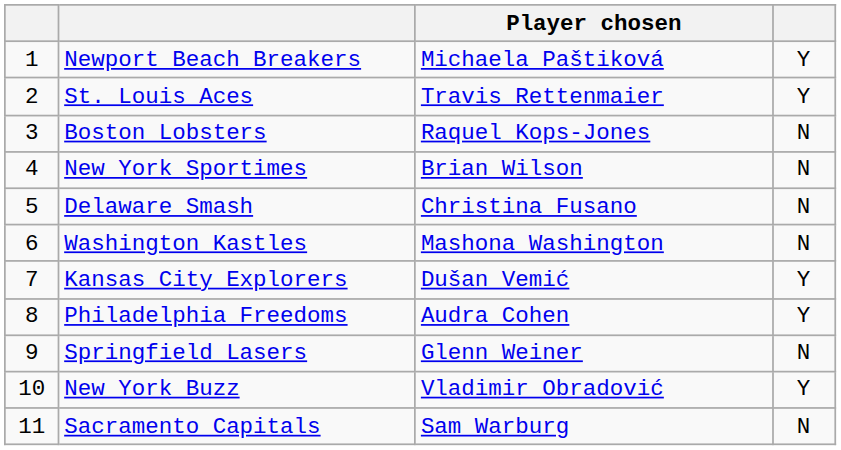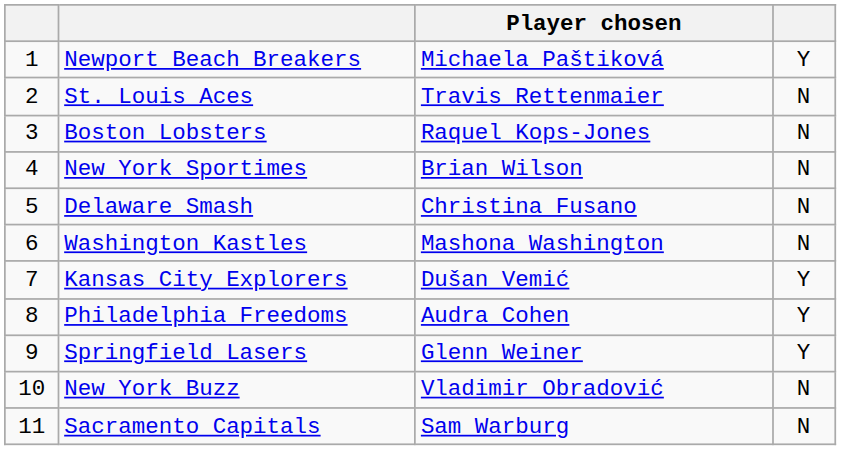(804, 97) Y -> (804, 97) N
(804, 353) N -> (804, 353) Y
(804, 390) Y -> (804, 390) N
